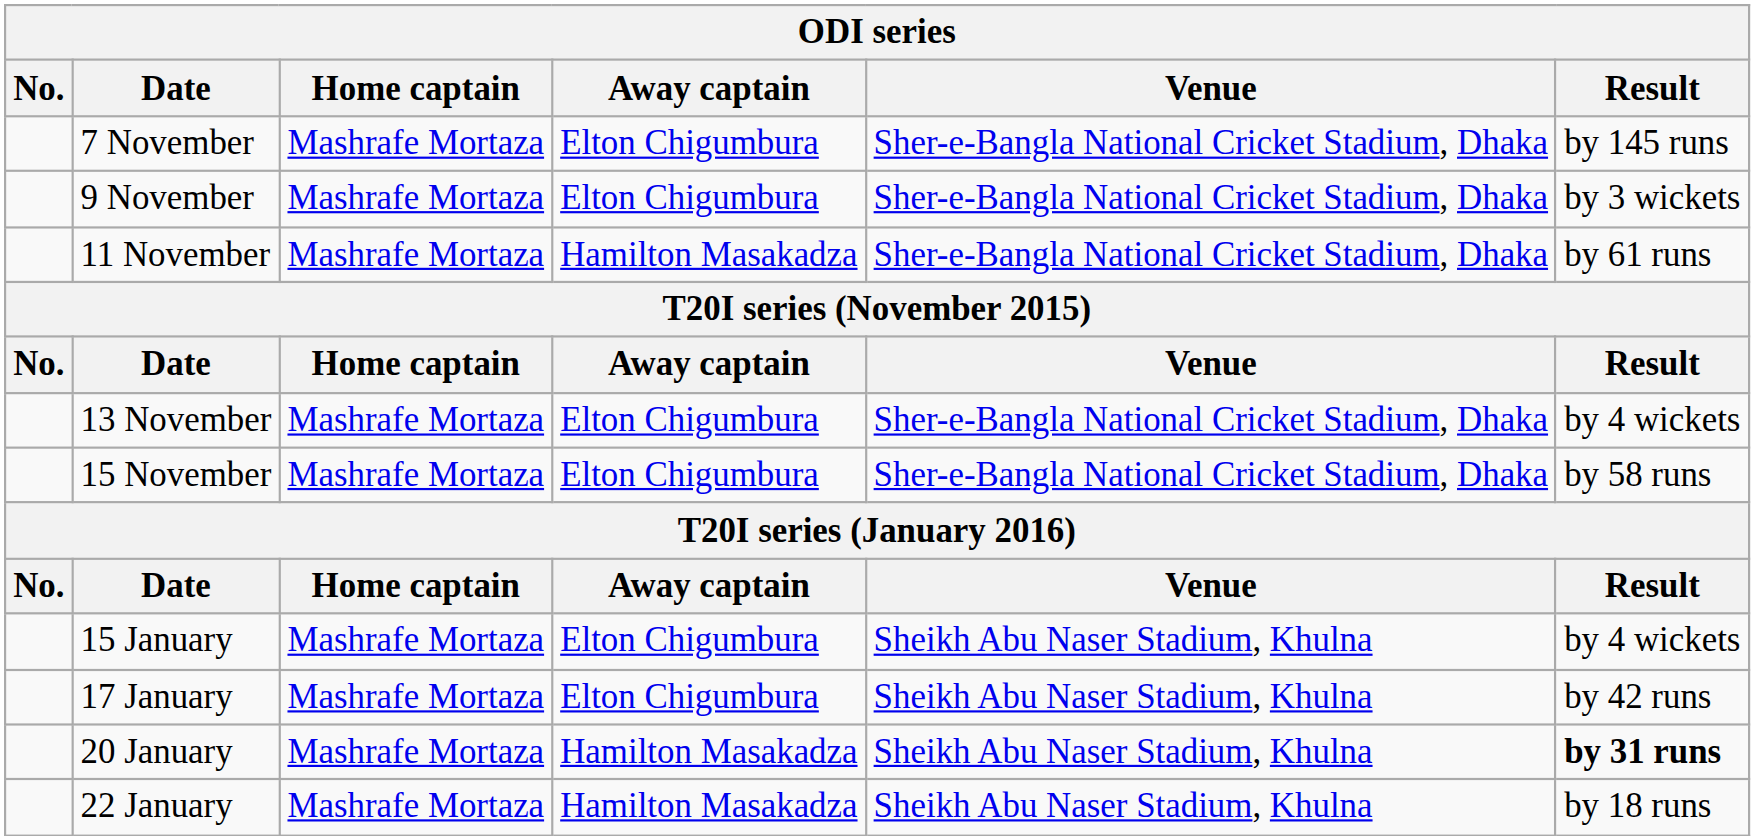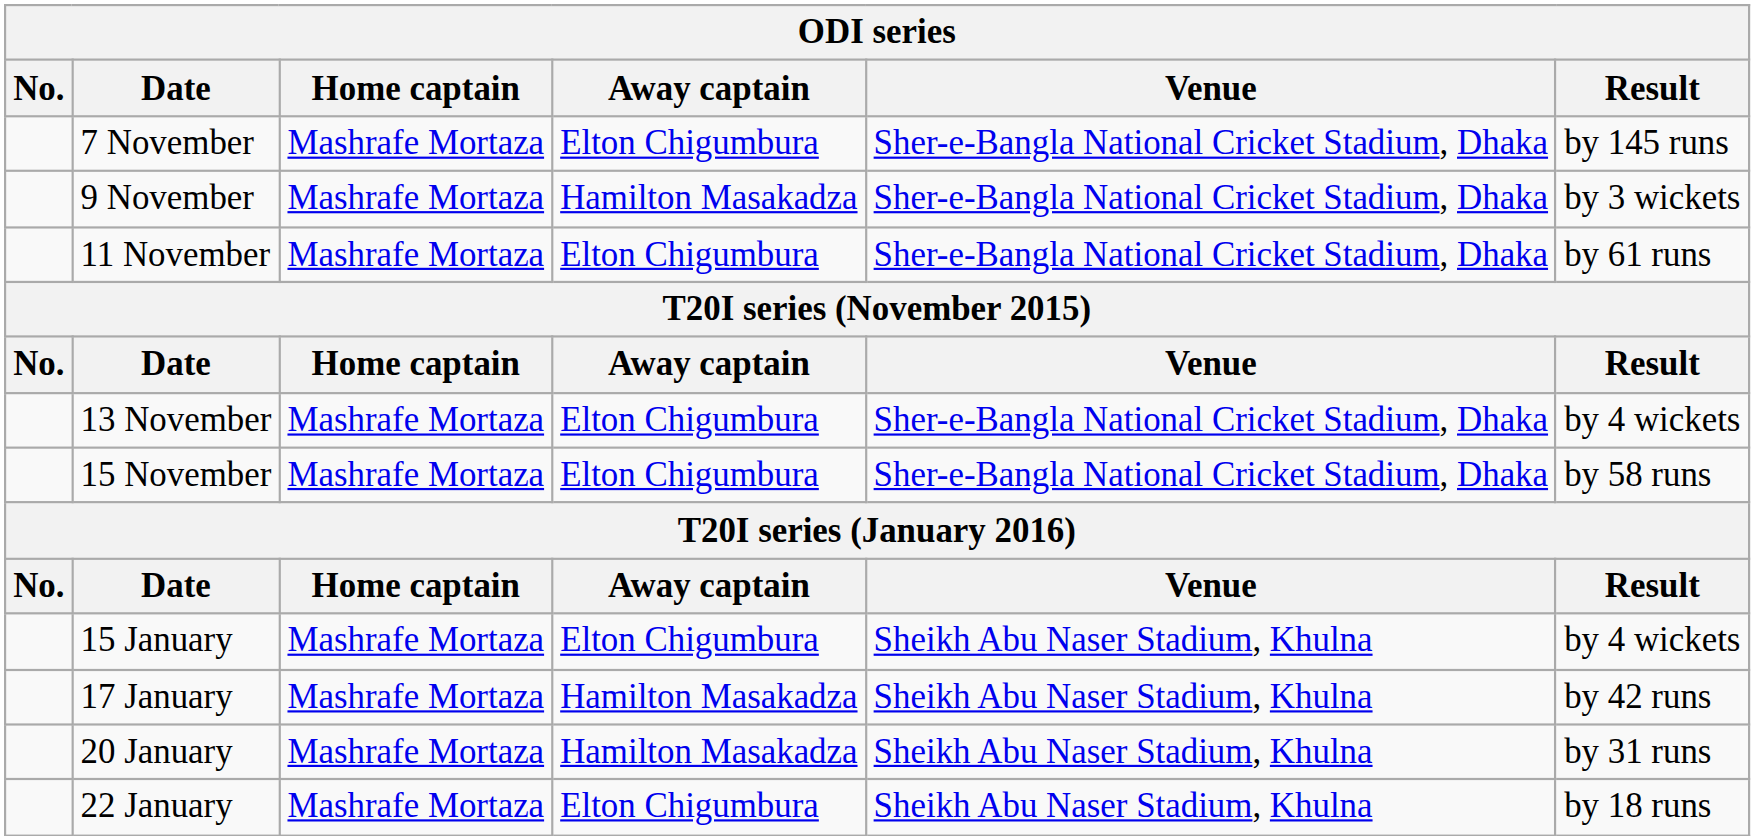(690, 198) Elton Chigumbura -> (709, 198) Hamilton Masakadza
(709, 253) Hamilton Masakadza -> (690, 253) Elton Chigumbura
(690, 695) Elton Chigumbura -> (709, 695) Hamilton Masakadza
(1643, 751) bold -> (1638, 751) normal
(709, 806) Hamilton Masakadza -> (690, 806) Elton Chigumbura
